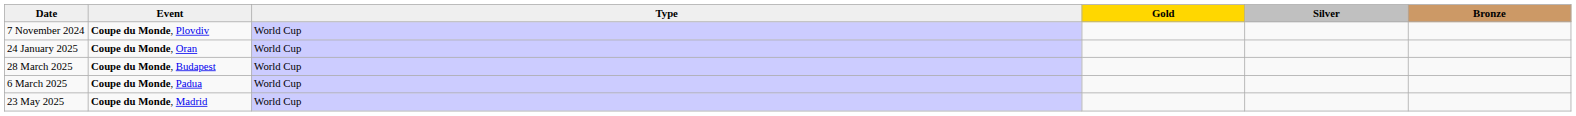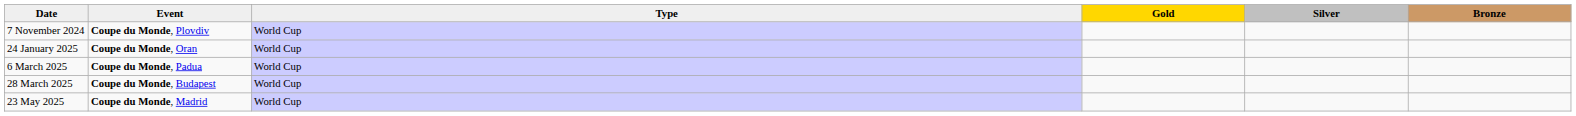rows swapped: (37, 83) <-> (40, 66)
